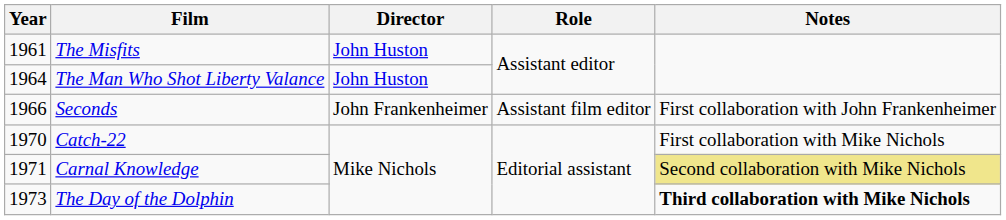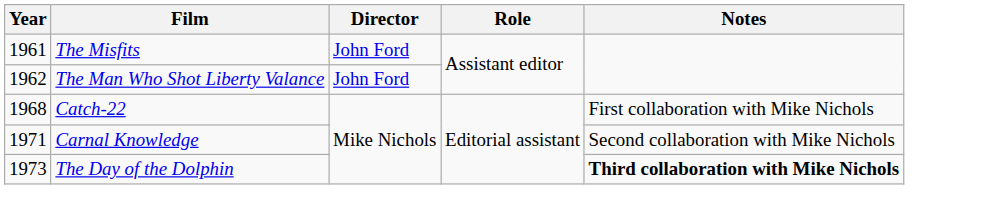(381, 49) John Huston -> (371, 49) John Ford
(28, 79) 1964 -> (28, 79) 1962
(381, 79) John Huston -> (371, 79) John Ford
- row: (86, 109)
(28, 139) 1970 -> (28, 109) 1968
(812, 169) khaki background -> (742, 139) no background
